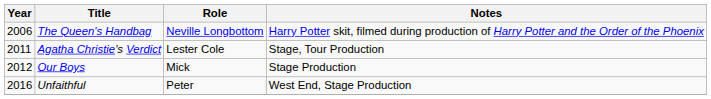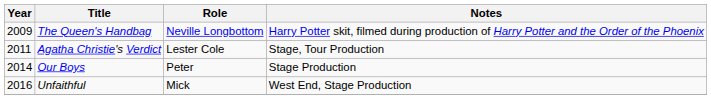(20, 31) 2006 -> (20, 31) 2009
(20, 67) 2012 -> (20, 67) 2014
(178, 67) Mick -> (180, 67) Peter
(180, 85) Peter -> (178, 85) Mick
